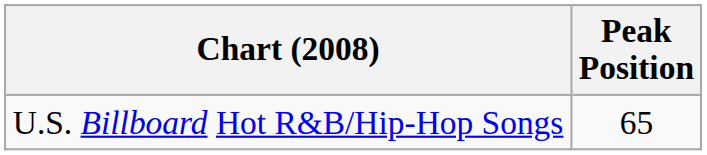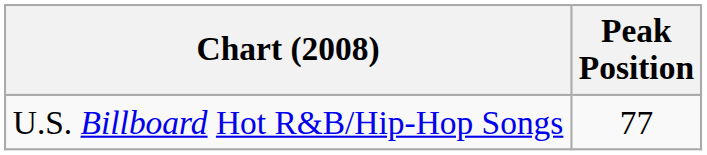(636, 121) 65 -> (636, 121) 77
